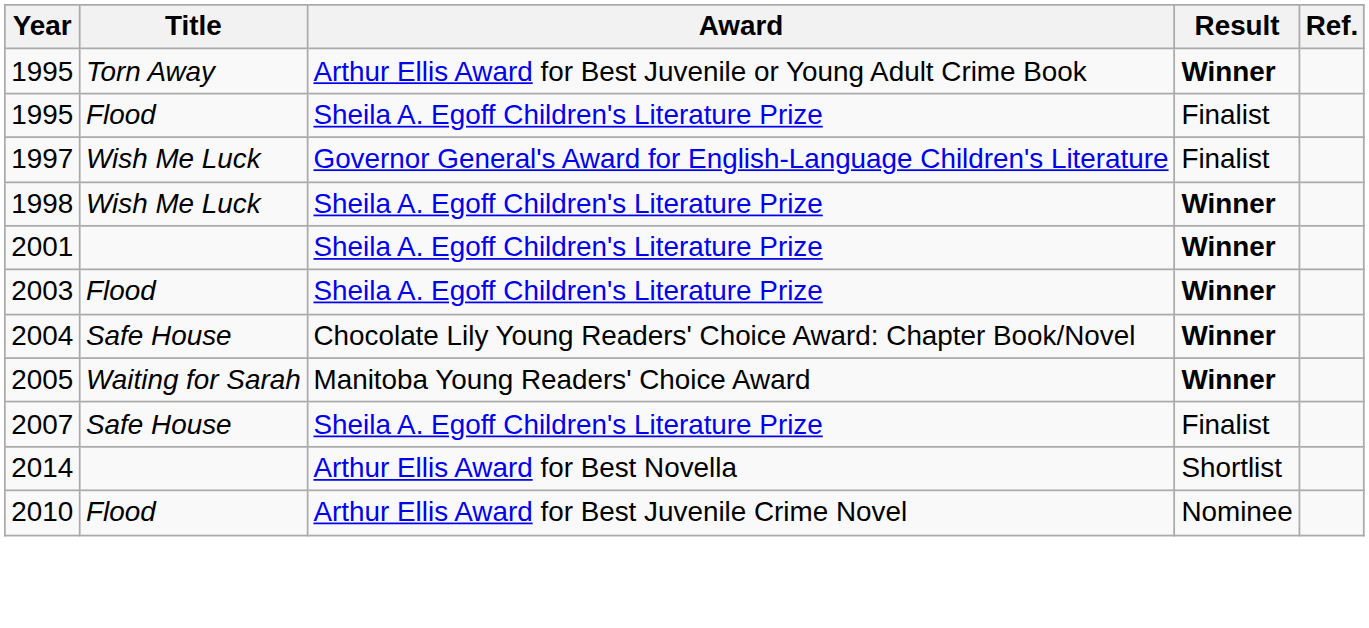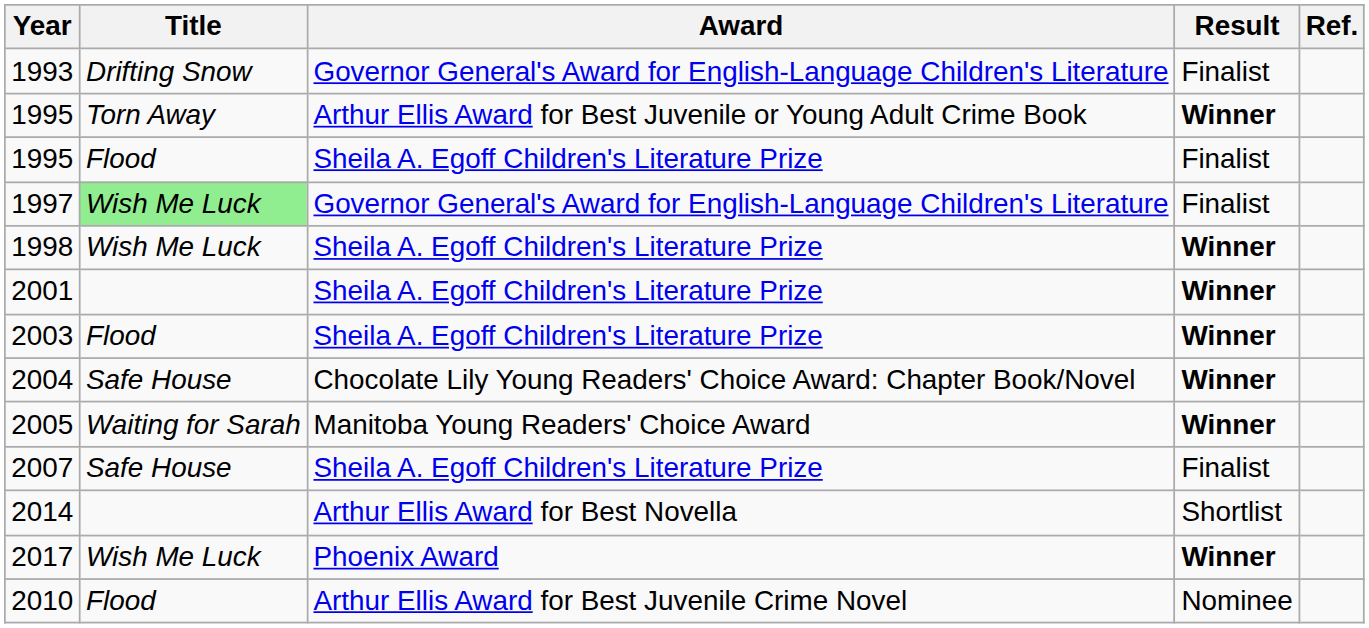+ row: (42, 70)
(173, 159) no background -> (173, 203) lightgreen background
+ row: (42, 556)
